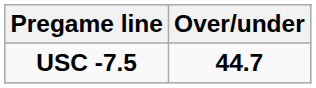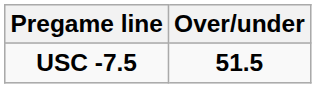(239, 62) 44.7 -> (239, 62) 51.5
